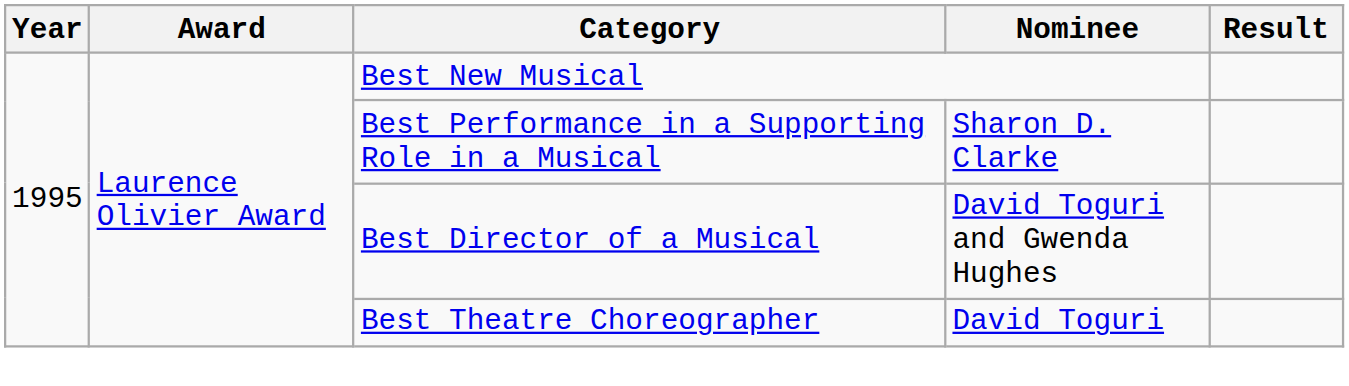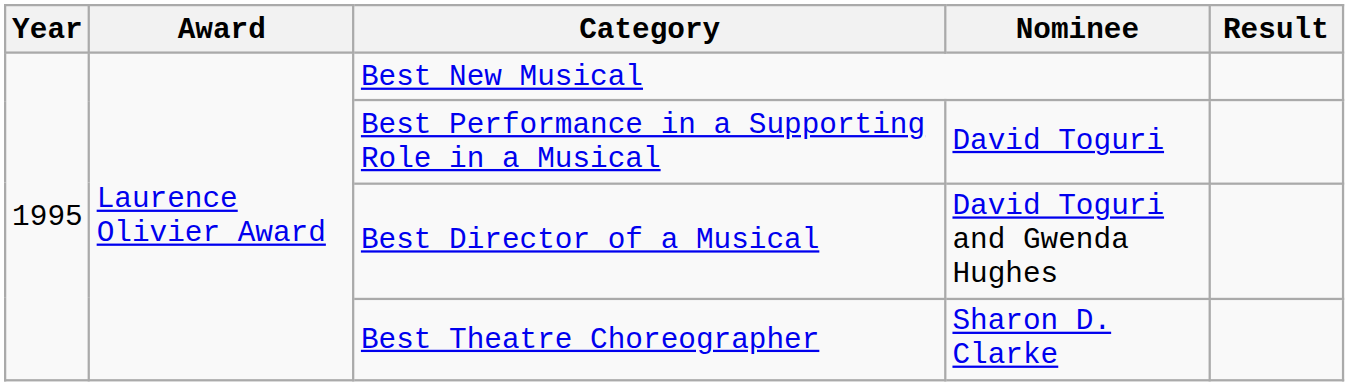(1032, 142) Sharon D. Clarke -> (1058, 142) David Toguri
(1058, 322) David Toguri -> (1032, 339) Sharon D. Clarke
